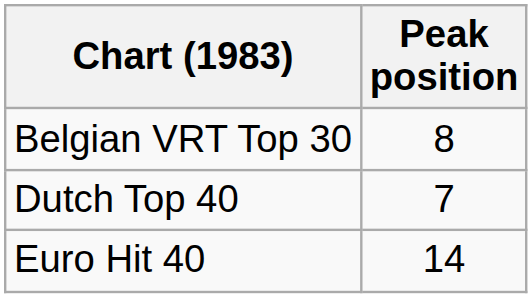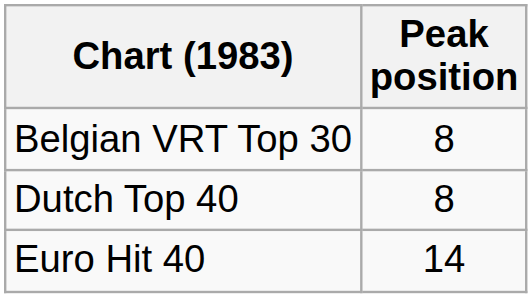(444, 199) 7 -> (444, 199) 8
